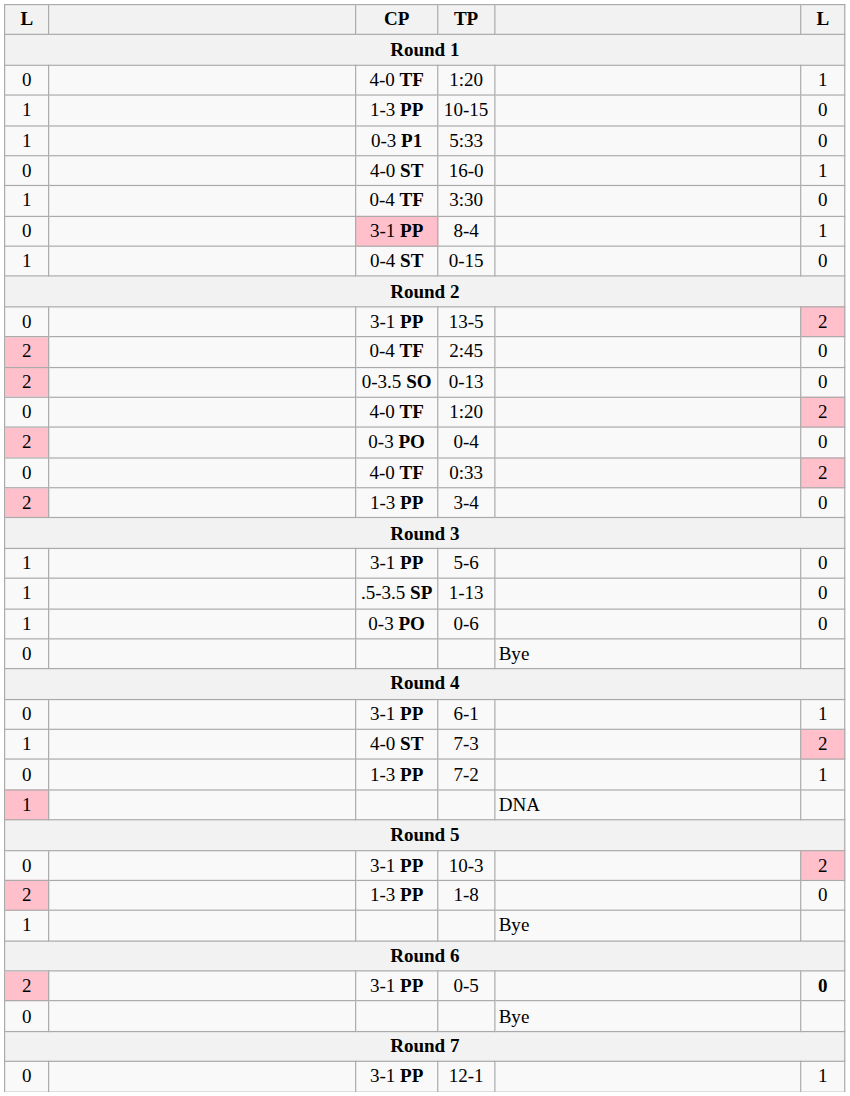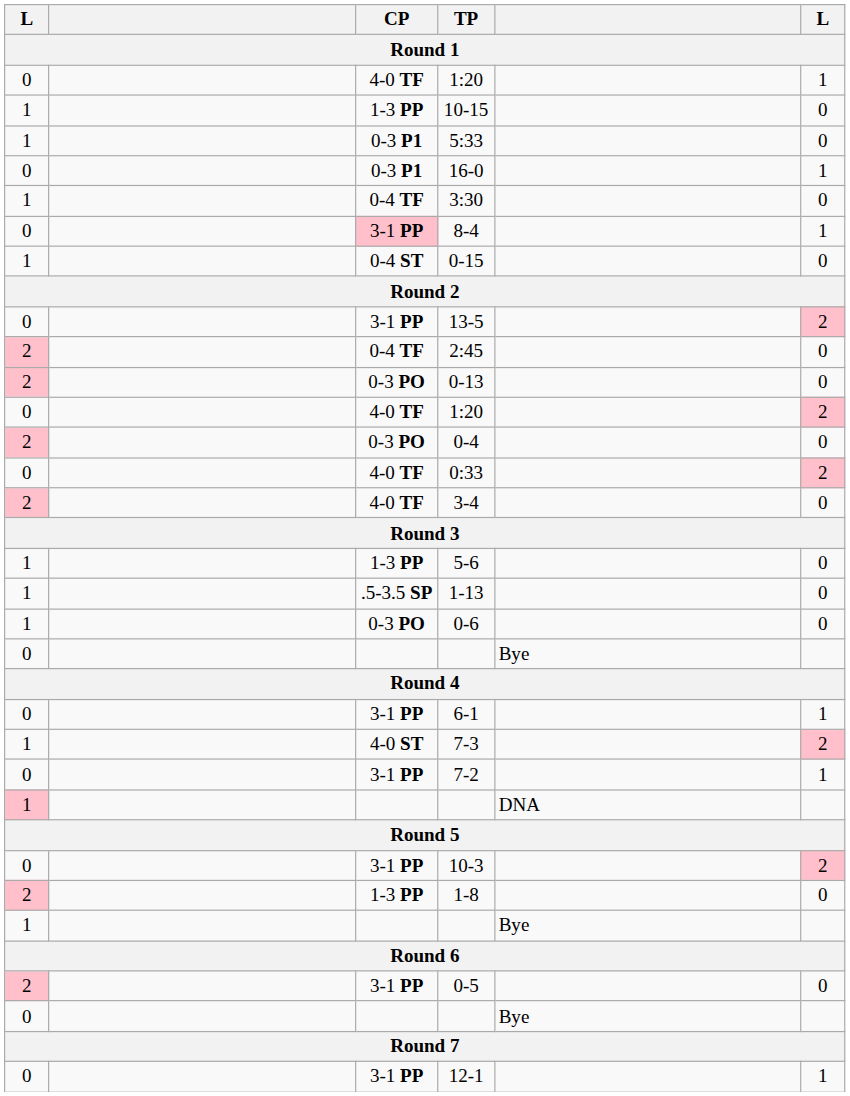(397, 170) 4-0 ST -> (397, 170) 0-3 P1
(397, 381) 0-3.5 SO -> (397, 381) 0-3 PO
(397, 502) 1-3 PP -> (397, 502) 4-0 TF
(397, 563) 3-1 PP -> (397, 563) 1-3 PP
(397, 774) 1-3 PP -> (397, 774) 3-1 PP
(823, 985) bold -> (823, 985) normal
